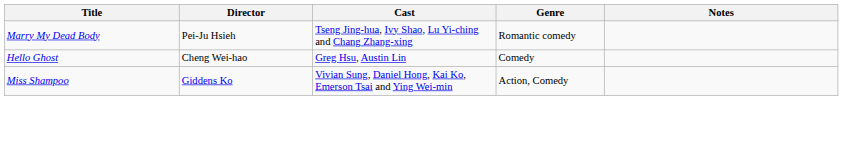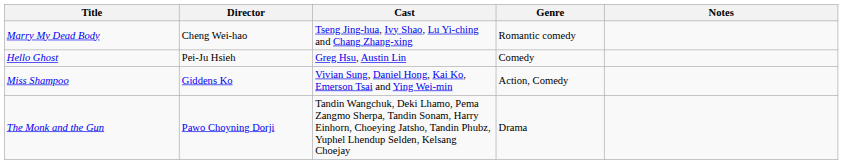(209, 35) Pei-Ju Hsieh -> (215, 35) Cheng Wei-hao
(215, 58) Cheng Wei-hao -> (209, 58) Pei-Ju Hsieh
+ row: (55, 127)
